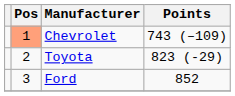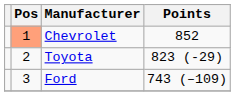(187, 37) 743 (–109) -> (187, 37) 852
(187, 80) 852 -> (187, 80) 743 (–109)
